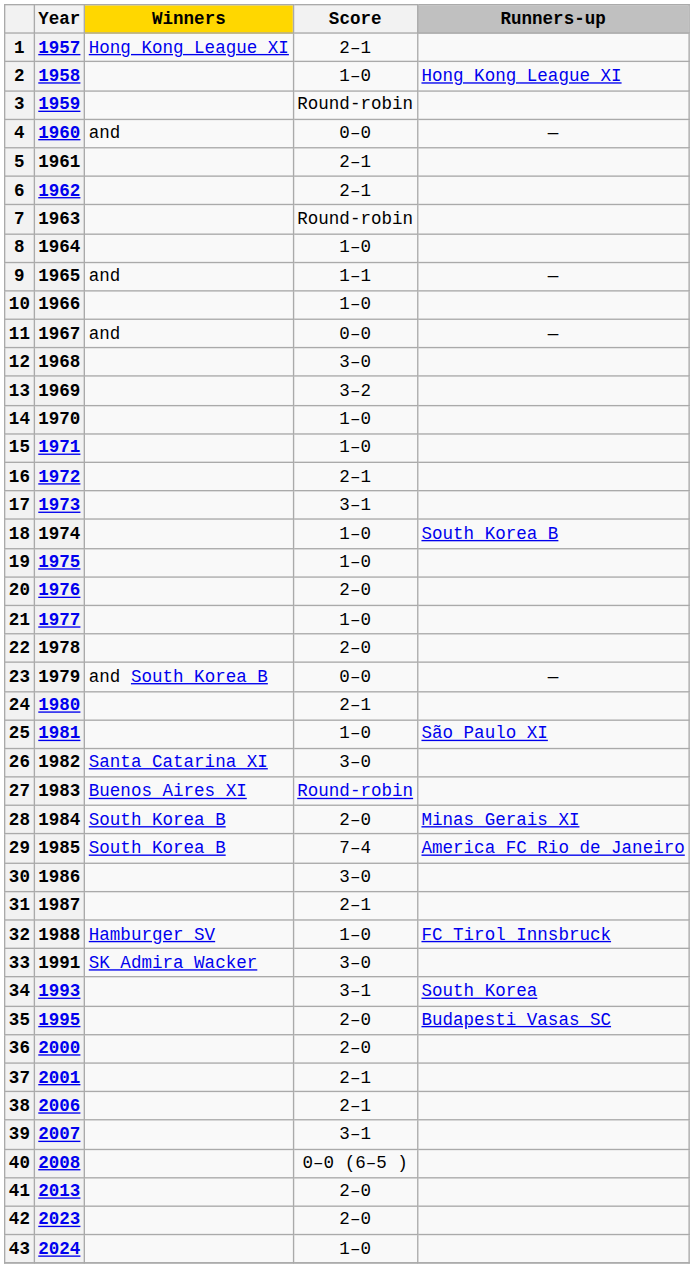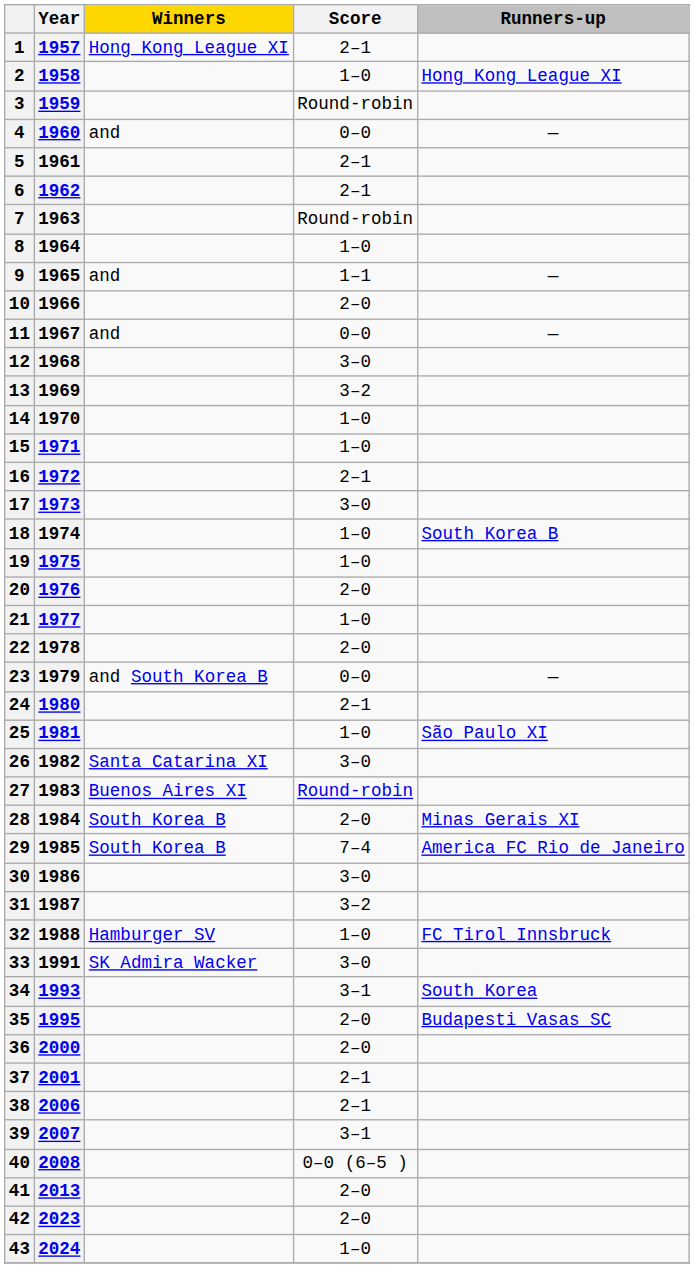(355, 305) 1–0 -> (355, 305) 2–0
(355, 505) 3–1 -> (355, 505) 3–0
(355, 906) 2–1 -> (355, 906) 3–2
